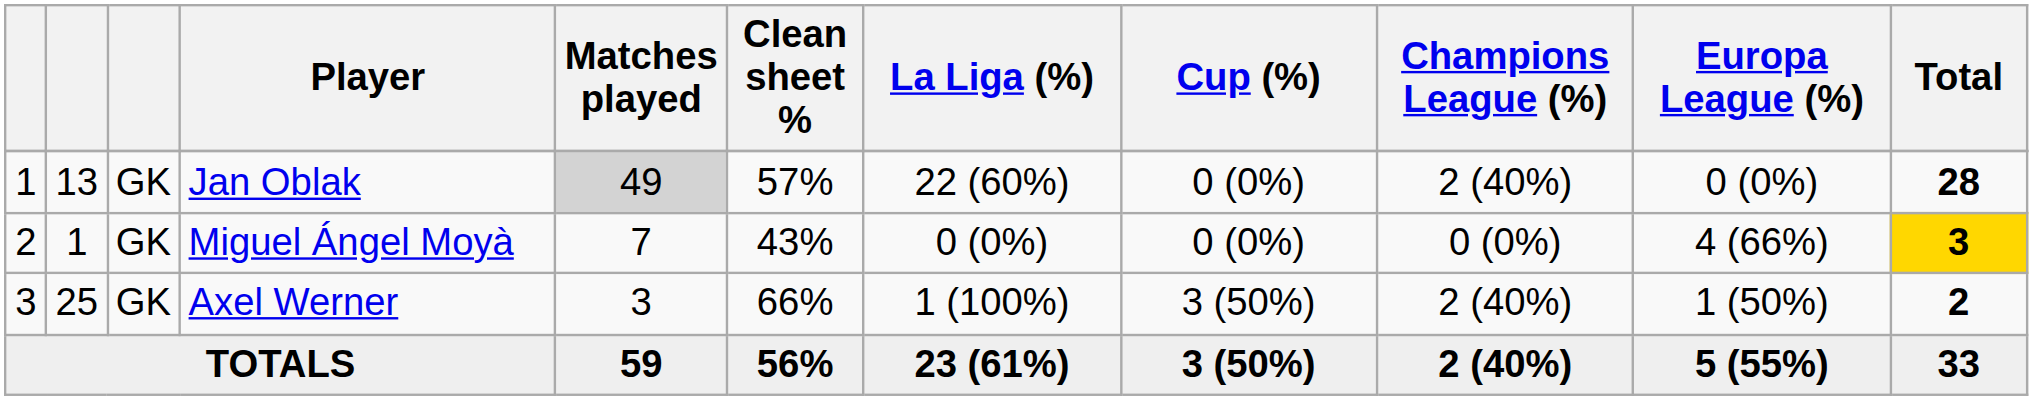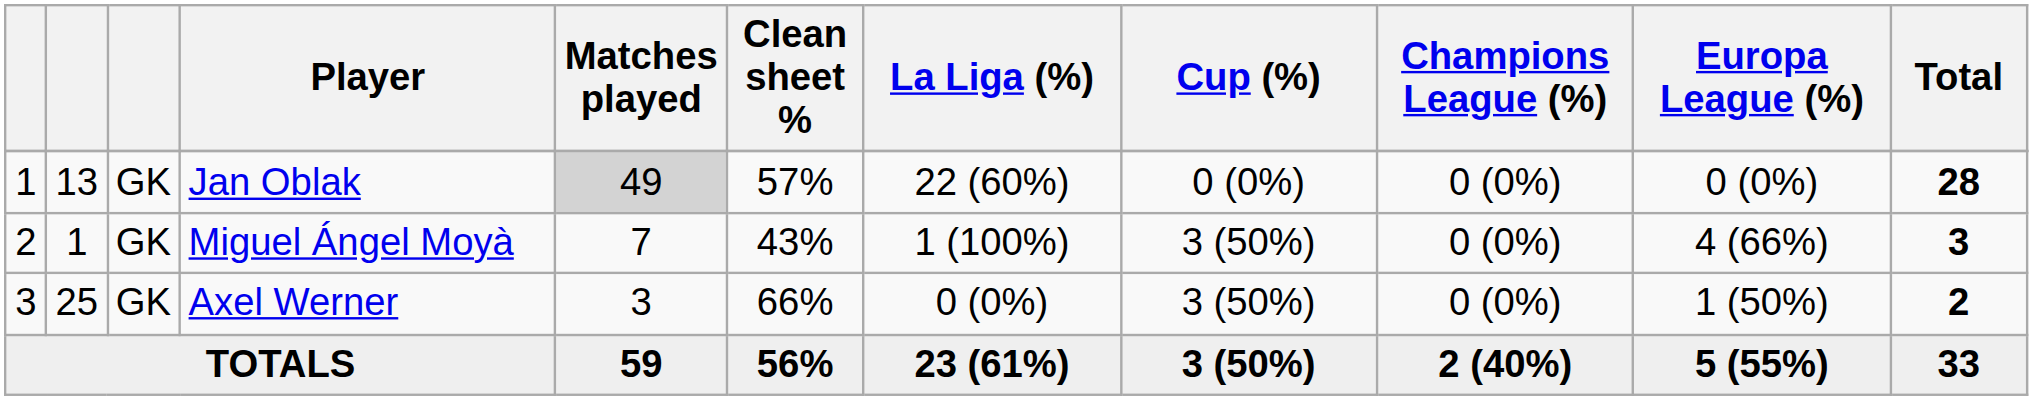(1505, 181) 2 (40%) -> (1505, 181) 0 (0%)
(992, 242) 0 (0%) -> (992, 242) 1 (100%)
(1249, 242) 0 (0%) -> (1249, 242) 3 (50%)
(1959, 242) gold background -> (1959, 242) no background
(992, 302) 1 (100%) -> (992, 302) 0 (0%)
(1505, 302) 2 (40%) -> (1505, 302) 0 (0%)
